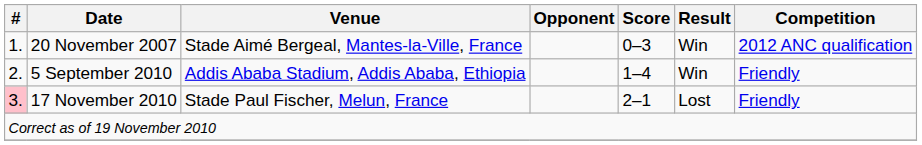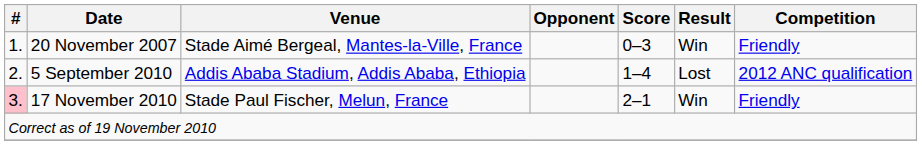(825, 46) 2012 ANC qualification -> (769, 46) Friendly
(693, 73) Win -> (694, 73) Lost
(769, 73) Friendly -> (825, 73) 2012 ANC qualification
(694, 100) Lost -> (693, 100) Win
